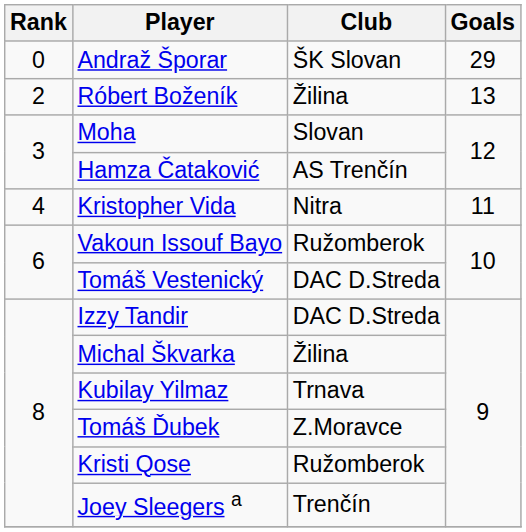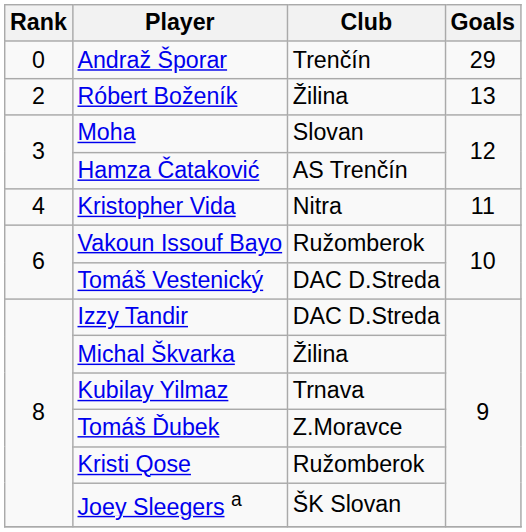(347, 59) ŠK Slovan -> (332, 59) Trenčín
(332, 504) Trenčín -> (347, 504) ŠK Slovan
